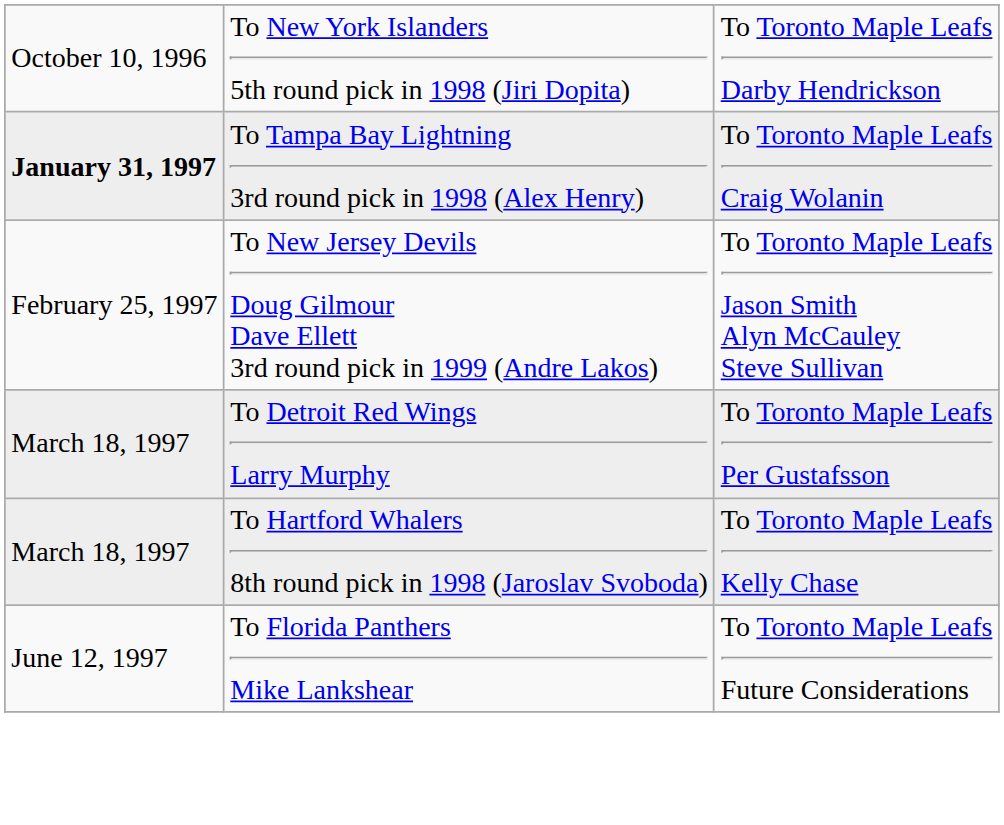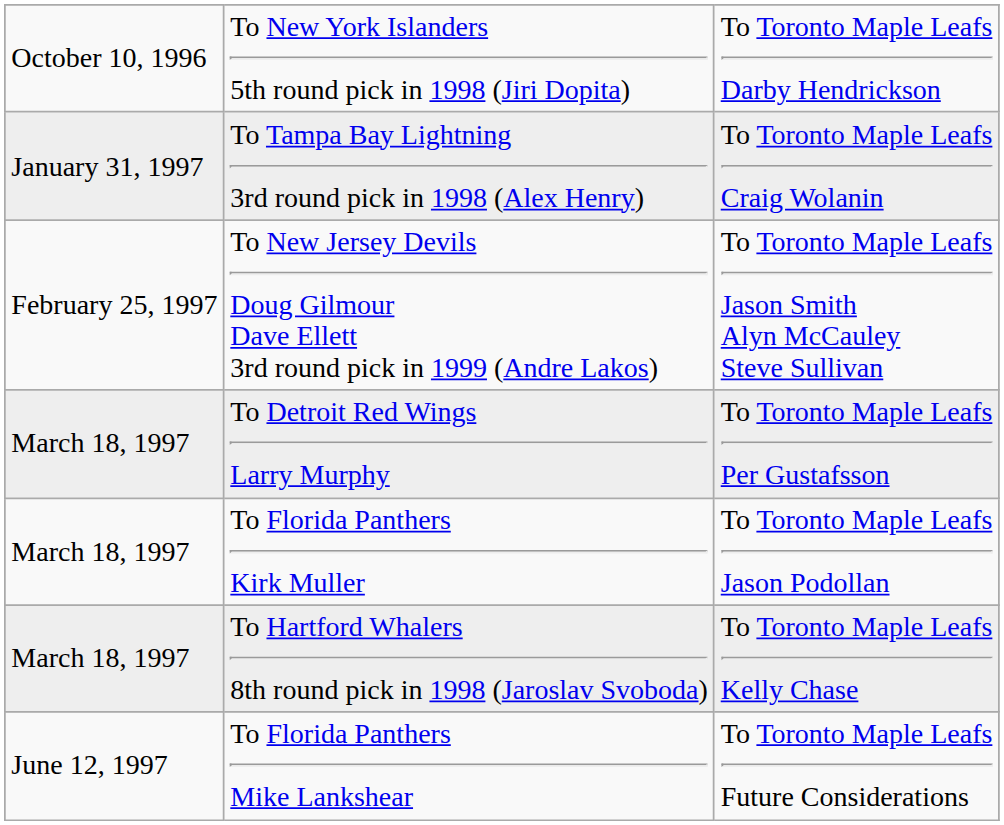(114, 165) bold -> (107, 165) normal
+ row: (469, 550)
